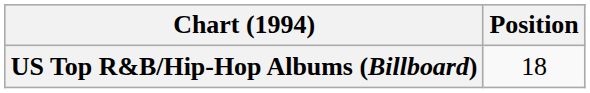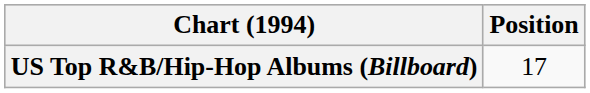(534, 66) 18 -> (534, 66) 17
